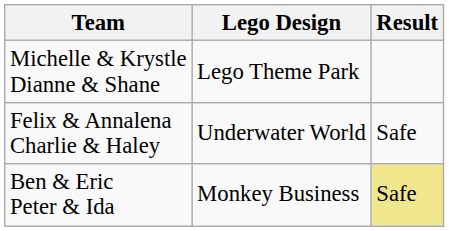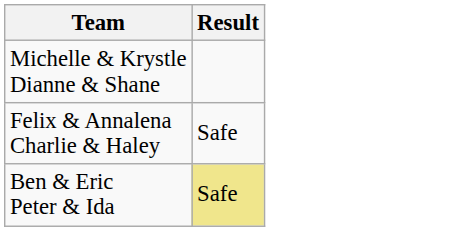- column: (281, 22)
